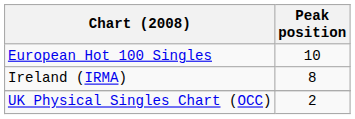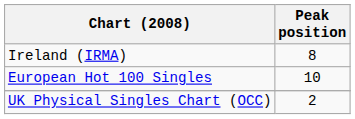rows swapped: (110, 56) <-> (67, 79)
